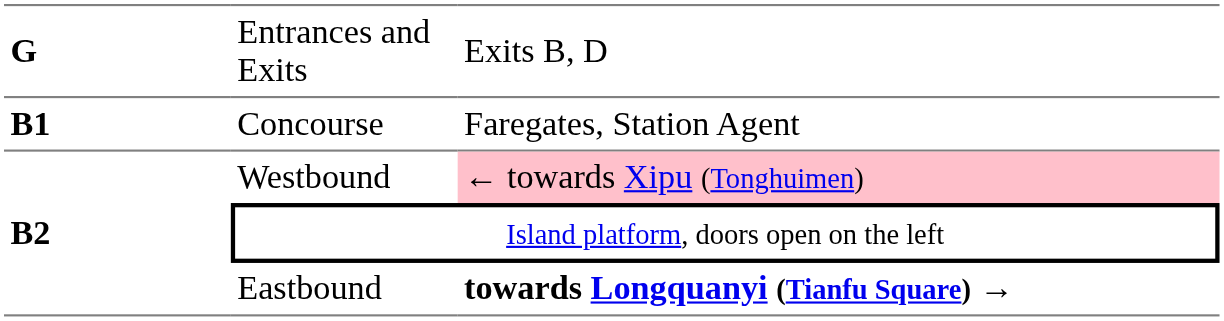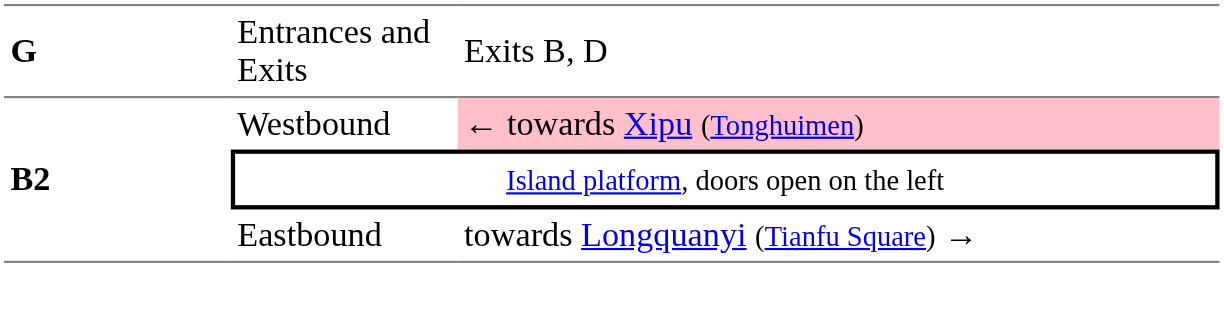- row: (310, 123)
(739, 288) bold -> (721, 234) normal
